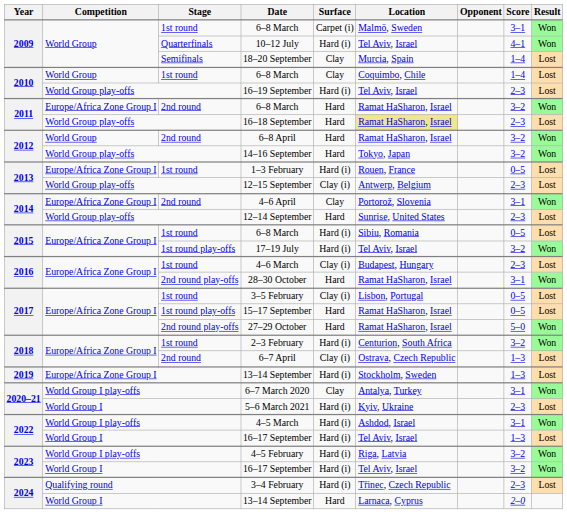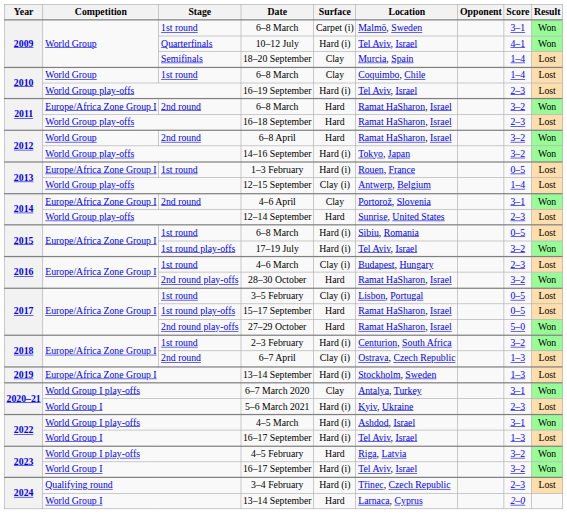(405, 122) khaki background -> (405, 122) no background
(335, 153) Hard -> (335, 153) Hard (i)
(518, 185) 2–3 -> (518, 185) 1–4
(518, 280) 3–1 -> (518, 280) 3–2
(335, 454) Hard (i) -> (335, 454) Hard
